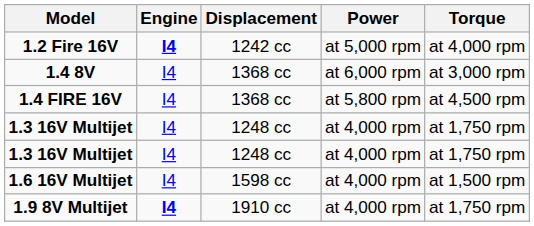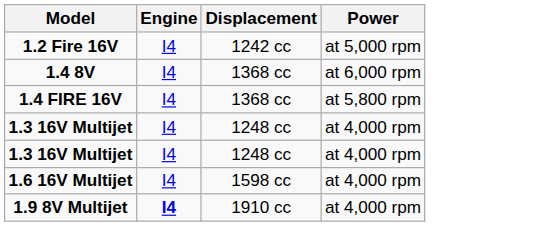- column: (477, 19)
(169, 46) bold -> (169, 46) normal
